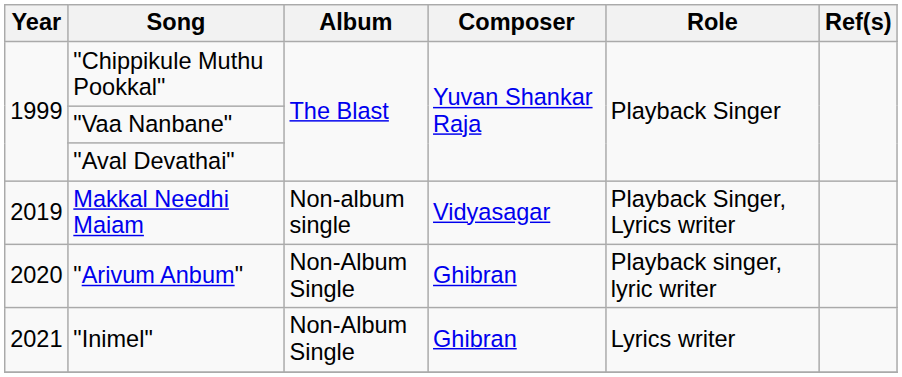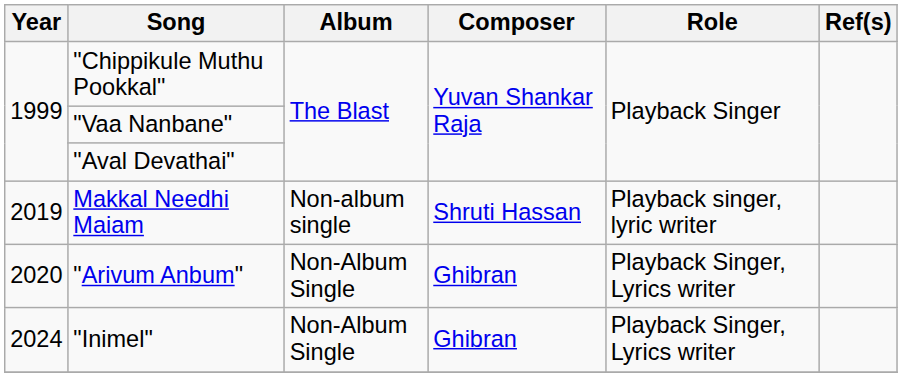(492, 212) Vidyasagar -> (507, 212) Shruti Hassan
(698, 212) Playback Singer, Lyrics writer -> (696, 212) Playback singer, lyric writer
(696, 275) Playback singer, lyric writer -> (698, 275) Playback Singer, Lyrics writer
(36, 339) 2021 -> (36, 339) 2024
(673, 339) Lyrics writer -> (698, 339) Playback Singer, Lyrics writer
